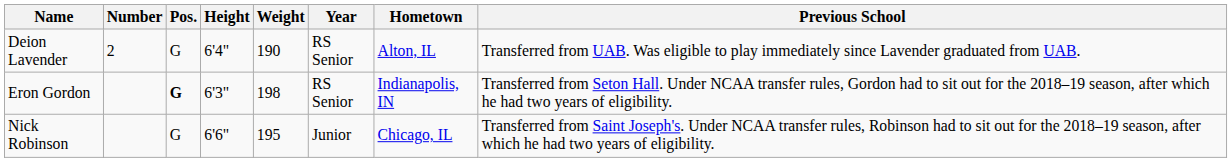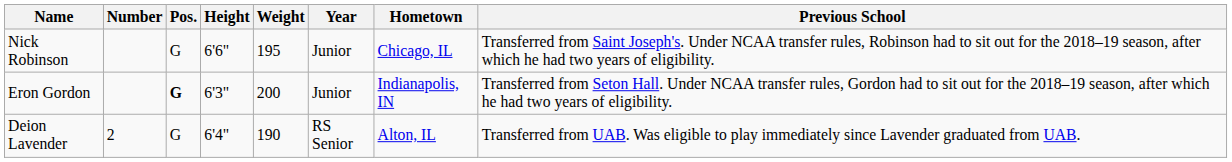rows swapped: (38, 50) <-> (38, 135)
(269, 93) 198 -> (269, 93) 200
(332, 93) RS Senior -> (332, 93) Junior
